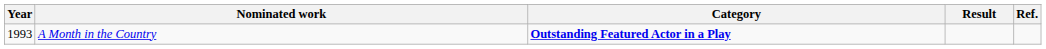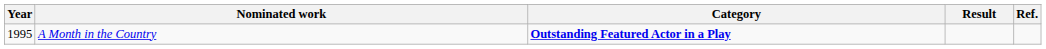(20, 34) 1993 -> (20, 34) 1995
